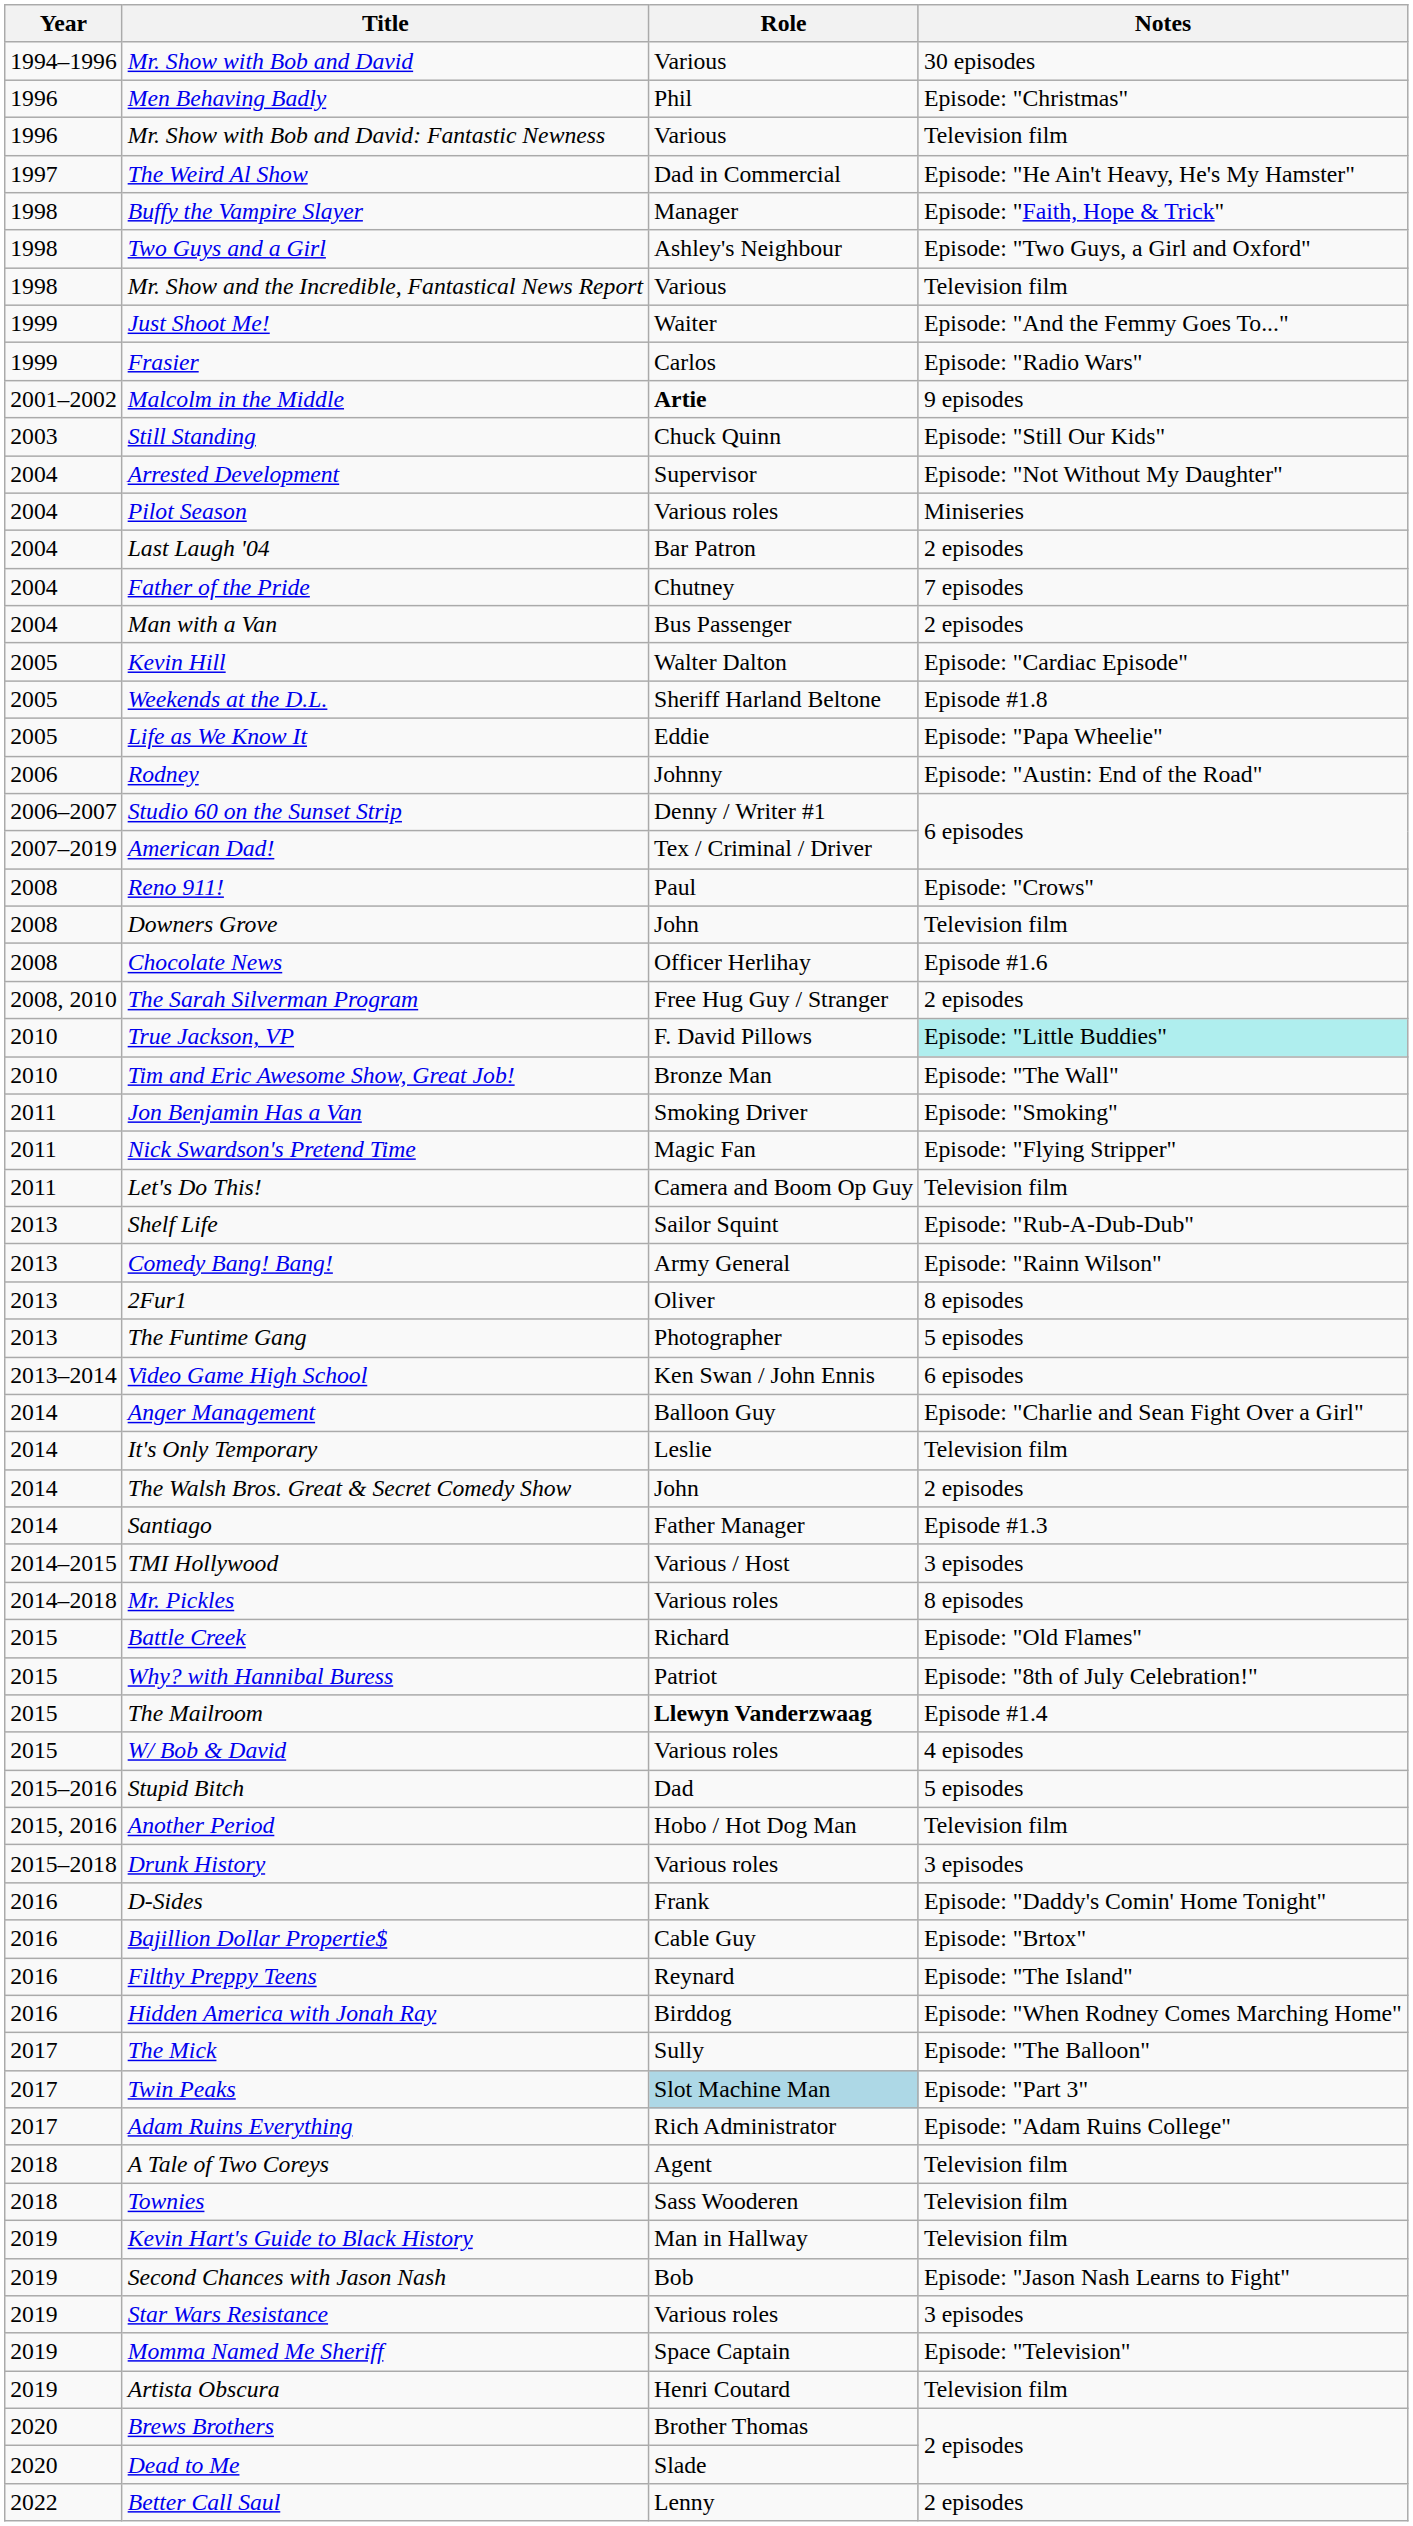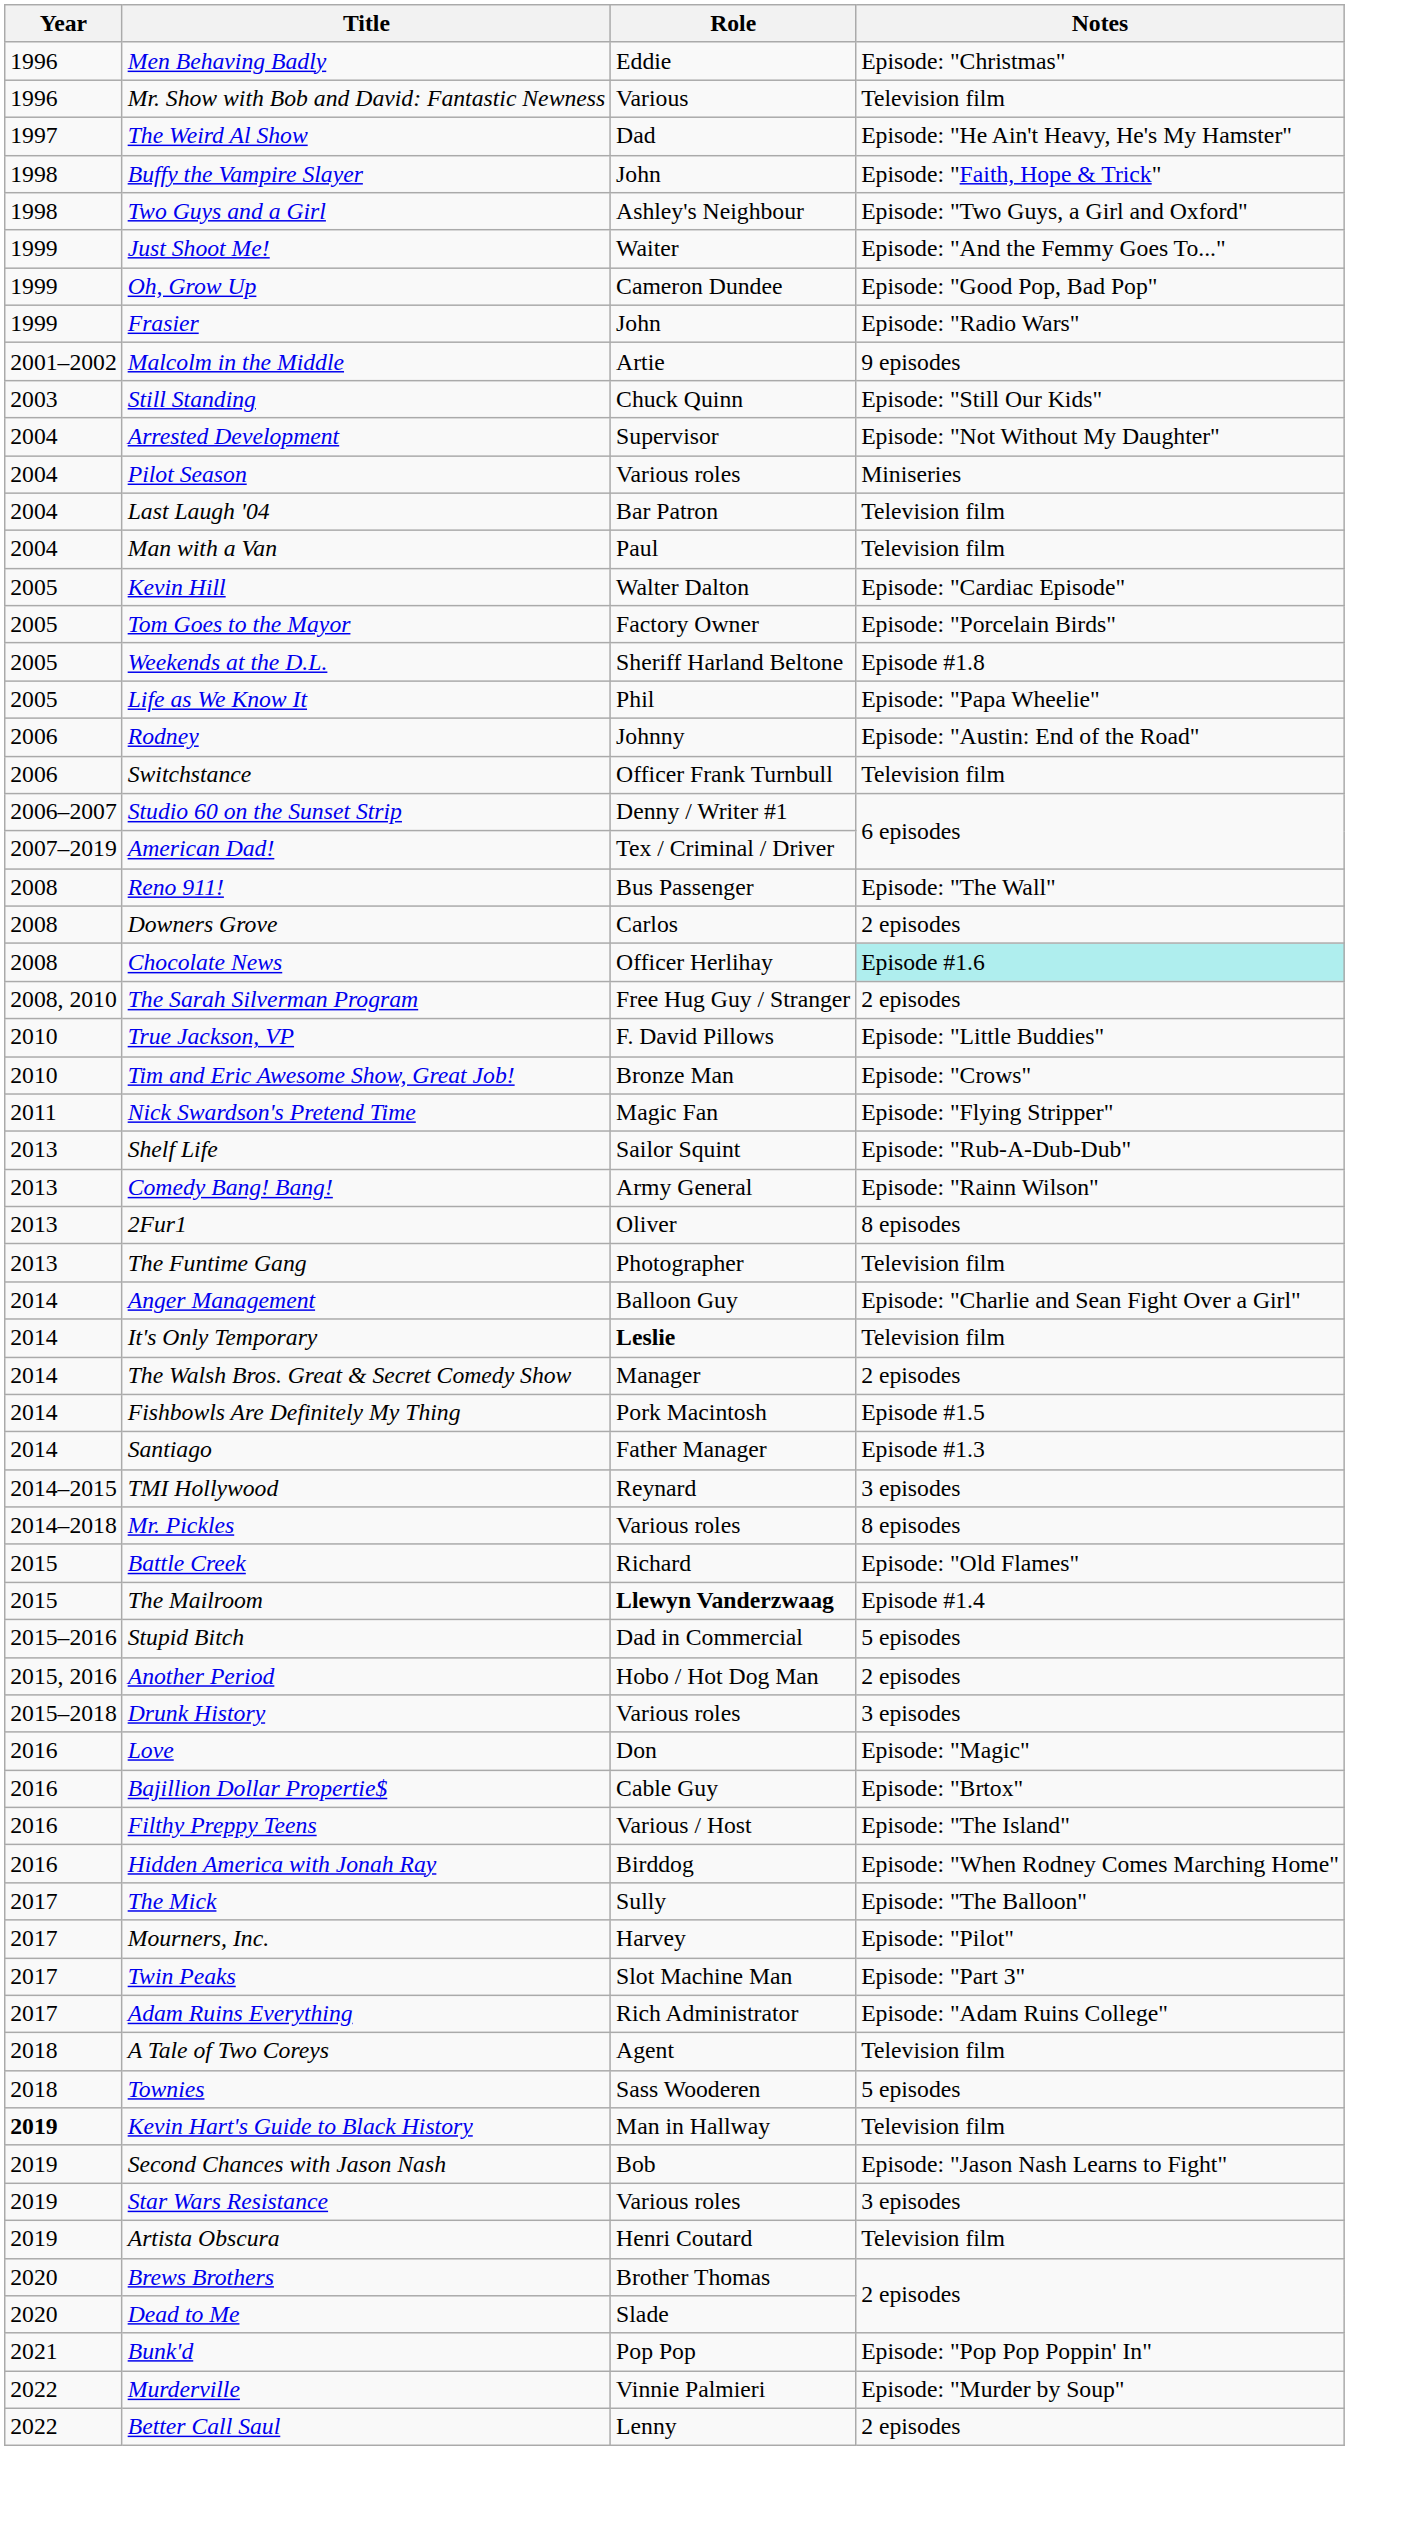- row: (270, 60)
(673, 98) Phil -> (644, 60) Eddie
(747, 173) Dad in Commercial -> (636, 135) Dad
(696, 211) Manager -> (638, 173) John
- row: (385, 286)
+ row: (192, 286)
(685, 361) Carlos -> (638, 323) John
(680, 398) bold -> (640, 361) normal
(974, 549) 2 episodes -> (933, 511) Television film
- row: (219, 586)
(723, 624) Bus Passenger -> (637, 549) Paul
(974, 624) 2 episodes -> (933, 549) Television film
+ row: (239, 624)
(682, 736) Eddie -> (635, 699) Phil
+ row: (189, 774)
(675, 887) Paul -> (685, 887) Bus Passenger
(1009, 887) Episode: "Crows" -> (958, 887) Episode: "The Wall"
(676, 924) John -> (647, 924) Carlos
(996, 924) Television film -> (911, 924) 2 episodes
(986, 962) no background -> (923, 962) paleturquoise background
(1046, 1037) paleturquoise background -> (983, 1037) no background
(1021, 1074) Episode: "The Wall" -> (946, 1074) Episode: "Crows"
- row: (245, 1112)
- row: (195, 1187)
(974, 1337) 5 episodes -> (933, 1262) Television film
- row: (247, 1375)
(683, 1450) normal -> (646, 1337) bold
(676, 1487) John -> (658, 1375) Manager
+ row: (294, 1412)
(722, 1563) Various / Host -> (656, 1487) Reynard
- row: (260, 1675)
- row: (207, 1750)
(674, 1788) Dad -> (709, 1638) Dad in Commercial
(996, 1825) Television film -> (911, 1675) 2 episodes
+ row: (151, 1750)
- row: (165, 1901)
(694, 1976) Reynard -> (684, 1825) Various / Host
+ row: (198, 1938)
(742, 2088) lightblue background -> (704, 1976) no background
(996, 2201) Television film -> (911, 2088) 5 episodes
(34, 2239) normal -> (34, 2126) bold
- row: (256, 2351)
+ row: (160, 2351)
+ row: (184, 2389)
